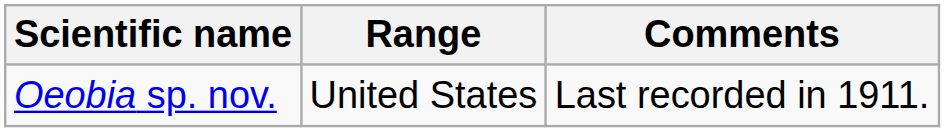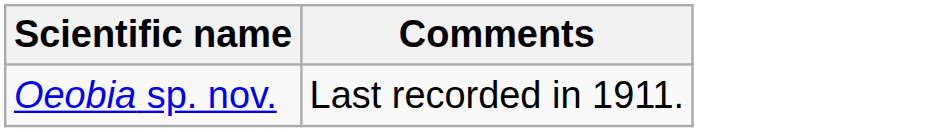- column: (423, 34)
